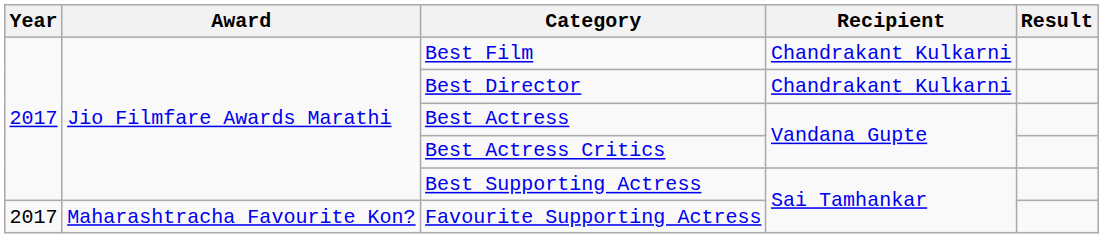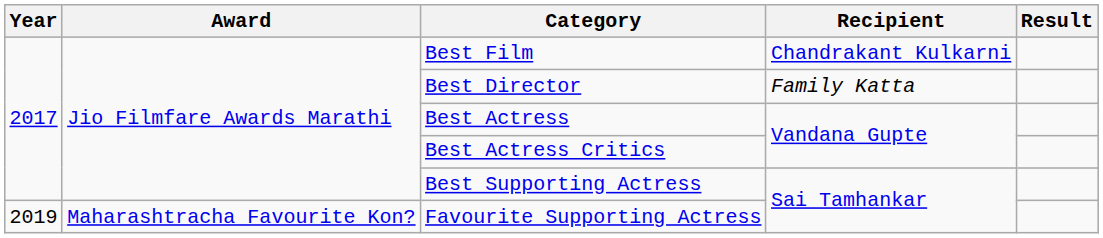(891, 86) Chandrakant Kulkarni -> (843, 86) Family Katta
(34, 217) 2017 -> (34, 217) 2019
